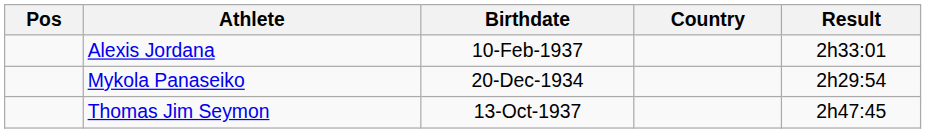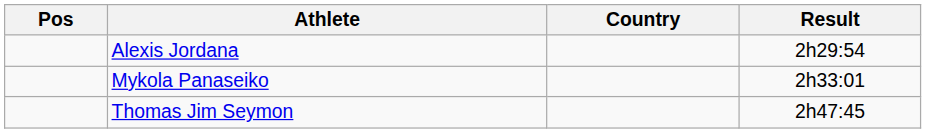- column: (528, 19)
(851, 50) 2h33:01 -> (830, 50) 2h29:54
(851, 81) 2h29:54 -> (830, 81) 2h33:01
